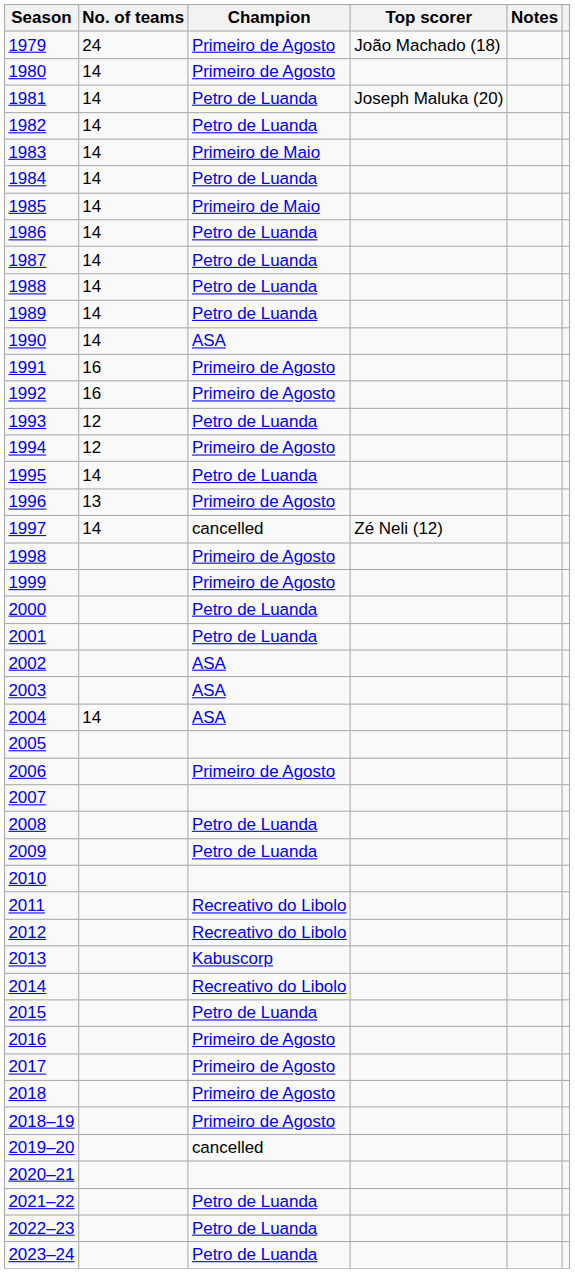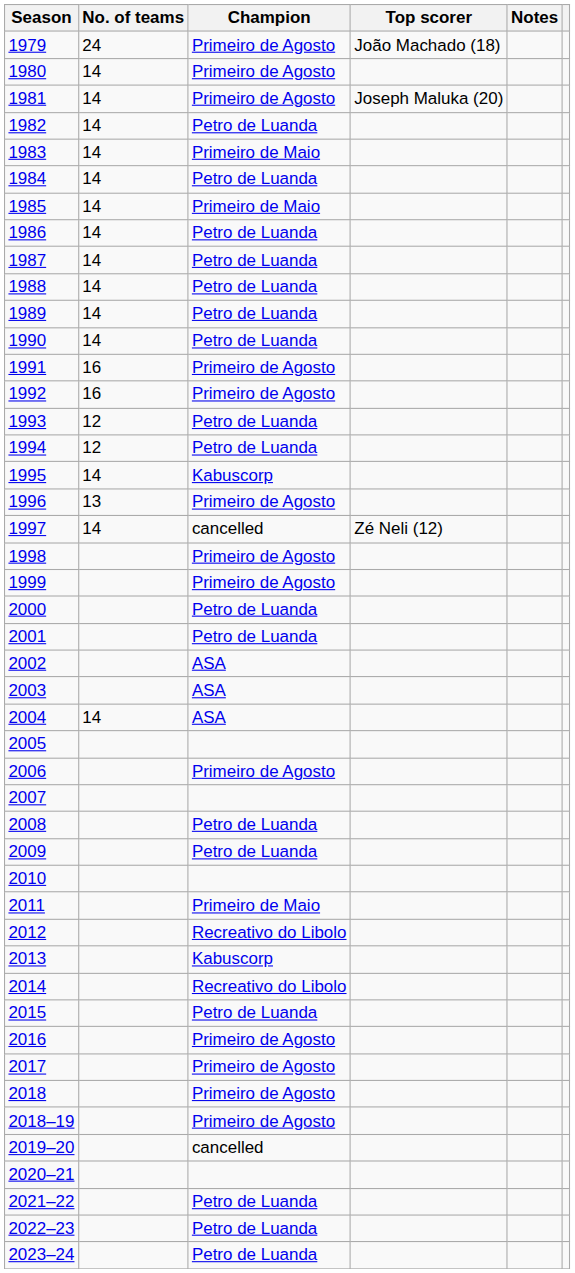(255, 98) Petro de Luanda -> (264, 98) Primeiro de Agosto
(209, 340) ASA -> (255, 340) Petro de Luanda
(264, 448) Primeiro de Agosto -> (255, 448) Petro de Luanda
(255, 475) Petro de Luanda -> (232, 475) Kabuscorp
(269, 905) Recreativo do Libolo -> (256, 905) Primeiro de Maio
